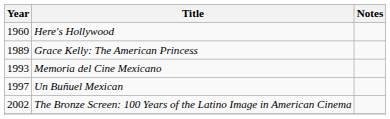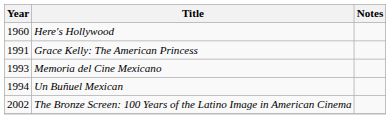(18, 50) 1989 -> (18, 50) 1991
(18, 87) 1997 -> (18, 87) 1994
